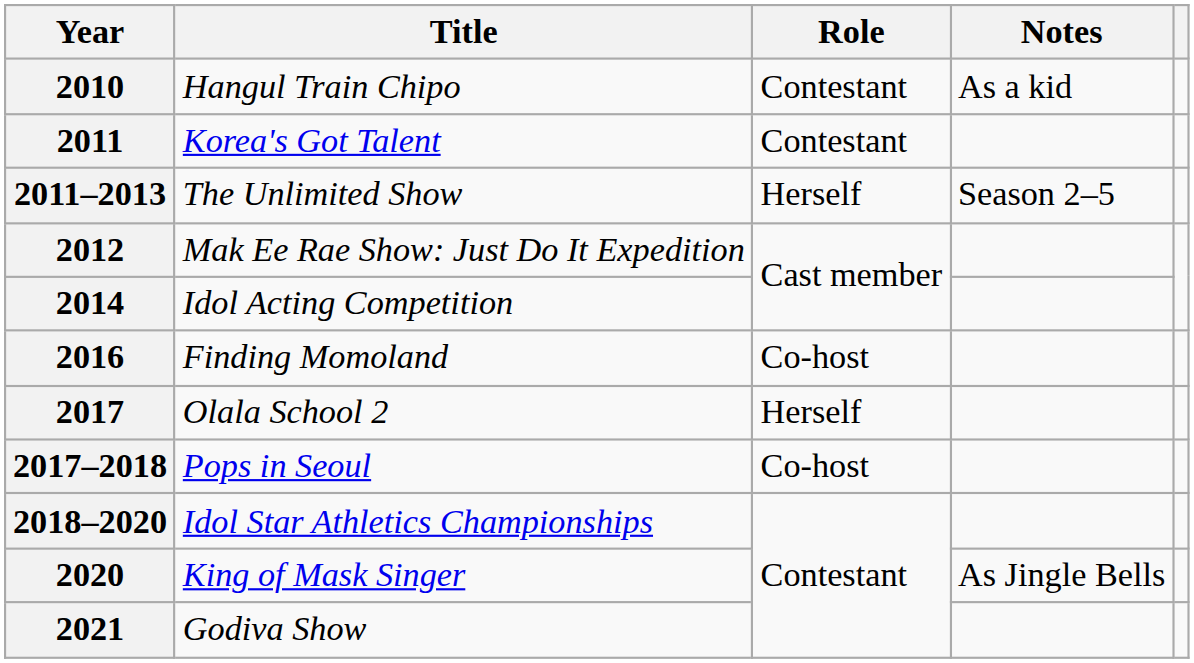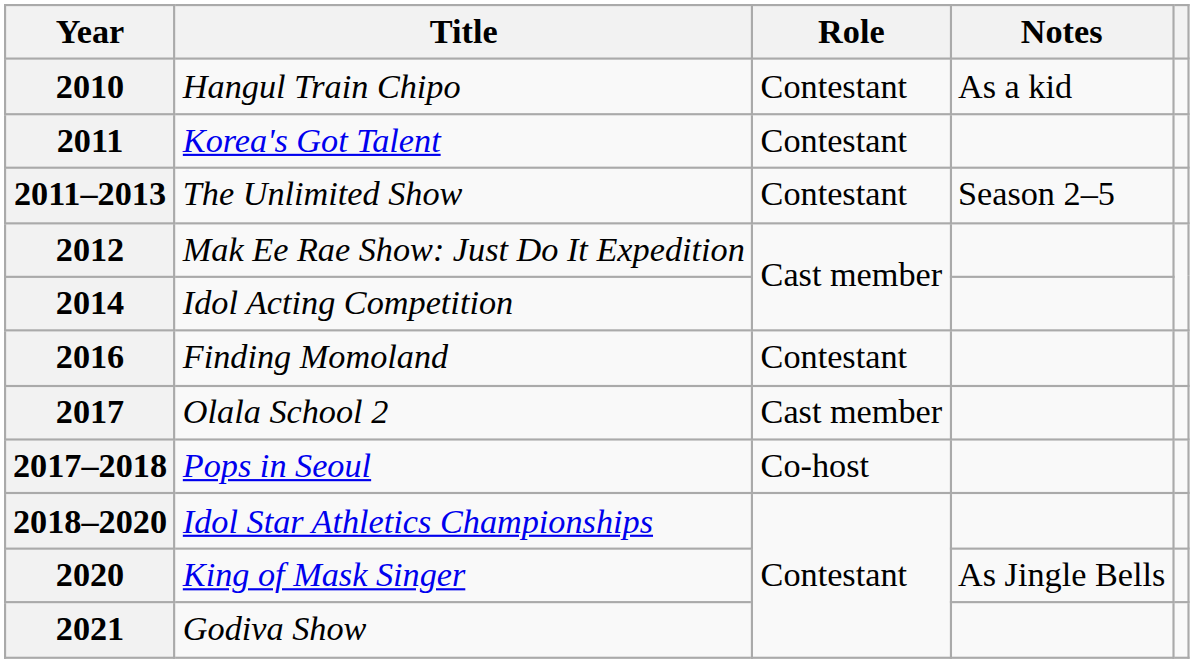(811, 194) Herself -> (834, 194) Contestant
(815, 357) Co-host -> (834, 357) Contestant
(811, 411) Herself -> (851, 411) Cast member
